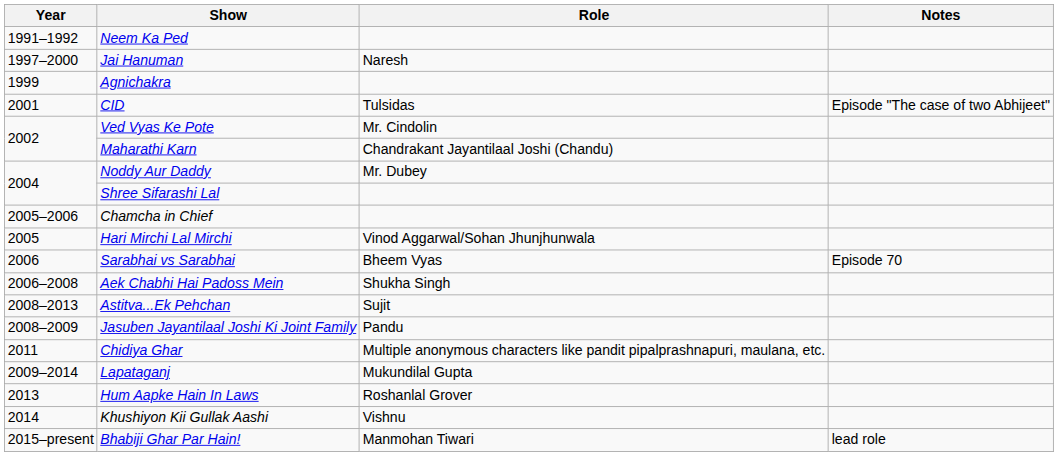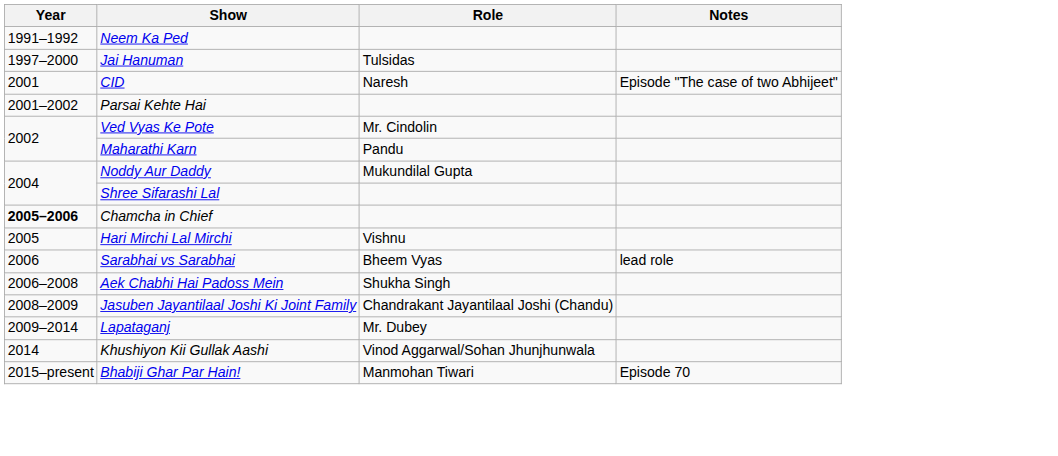(385, 60) Naresh -> (389, 60) Tulsidas
- row: (136, 82)
(389, 104) Tulsidas -> (385, 82) Naresh
+ row: (153, 104)
(488, 149) Chandrakant Jayantilaal Joshi (Chandu) -> (383, 149) Pandu
(395, 171) Mr. Dubey -> (417, 171) Mukundilal Gupta
(43, 216) normal -> (43, 216) bold
(479, 238) Vinod Aggarwal/Sohan Jhunjhunwala -> (384, 238) Vishnu
(867, 261) Episode 70 -> (647, 261) lead role
- row: (165, 305)
(383, 328) Pandu -> (488, 305) Chandrakant Jayantilaal Joshi (Chandu)
- row: (141, 350)
(417, 372) Mukundilal Gupta -> (395, 328) Mr. Dubey
- row: (179, 395)
(384, 417) Vishnu -> (479, 350) Vinod Aggarwal/Sohan Jhunjhunwala
(859, 439) lead role -> (655, 372) Episode 70
